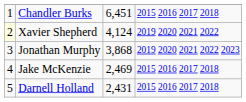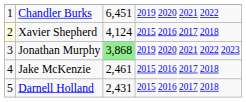(178, 13) 2015 2016 2017 2018 -> (178, 13) 2019 2020 2021 2022
(178, 32) 2019 2020 2021 2022 -> (178, 32) 2015 2016 2017 2018
(119, 50) no background -> (119, 50) lightgreen background
(119, 69) 2,469 -> (119, 69) 2,461
